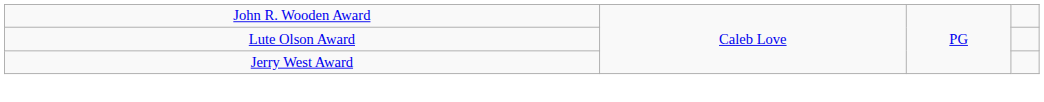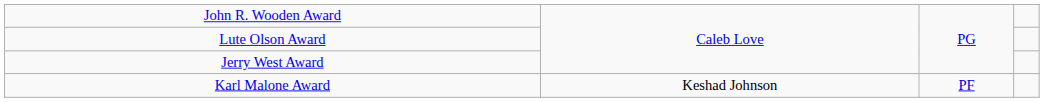+ row: (272, 85)
